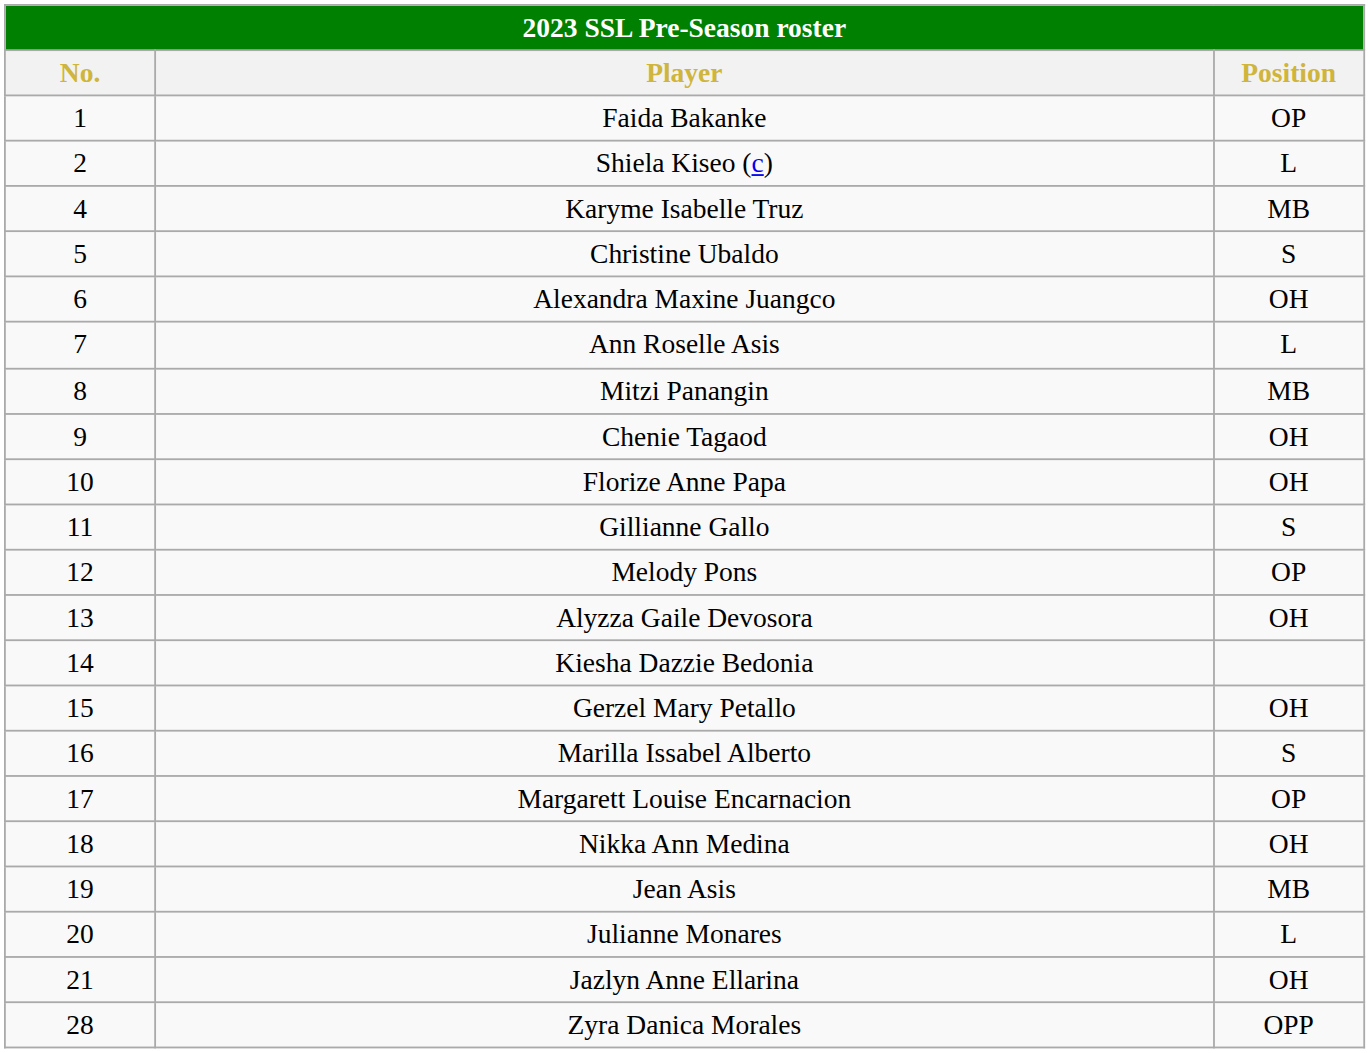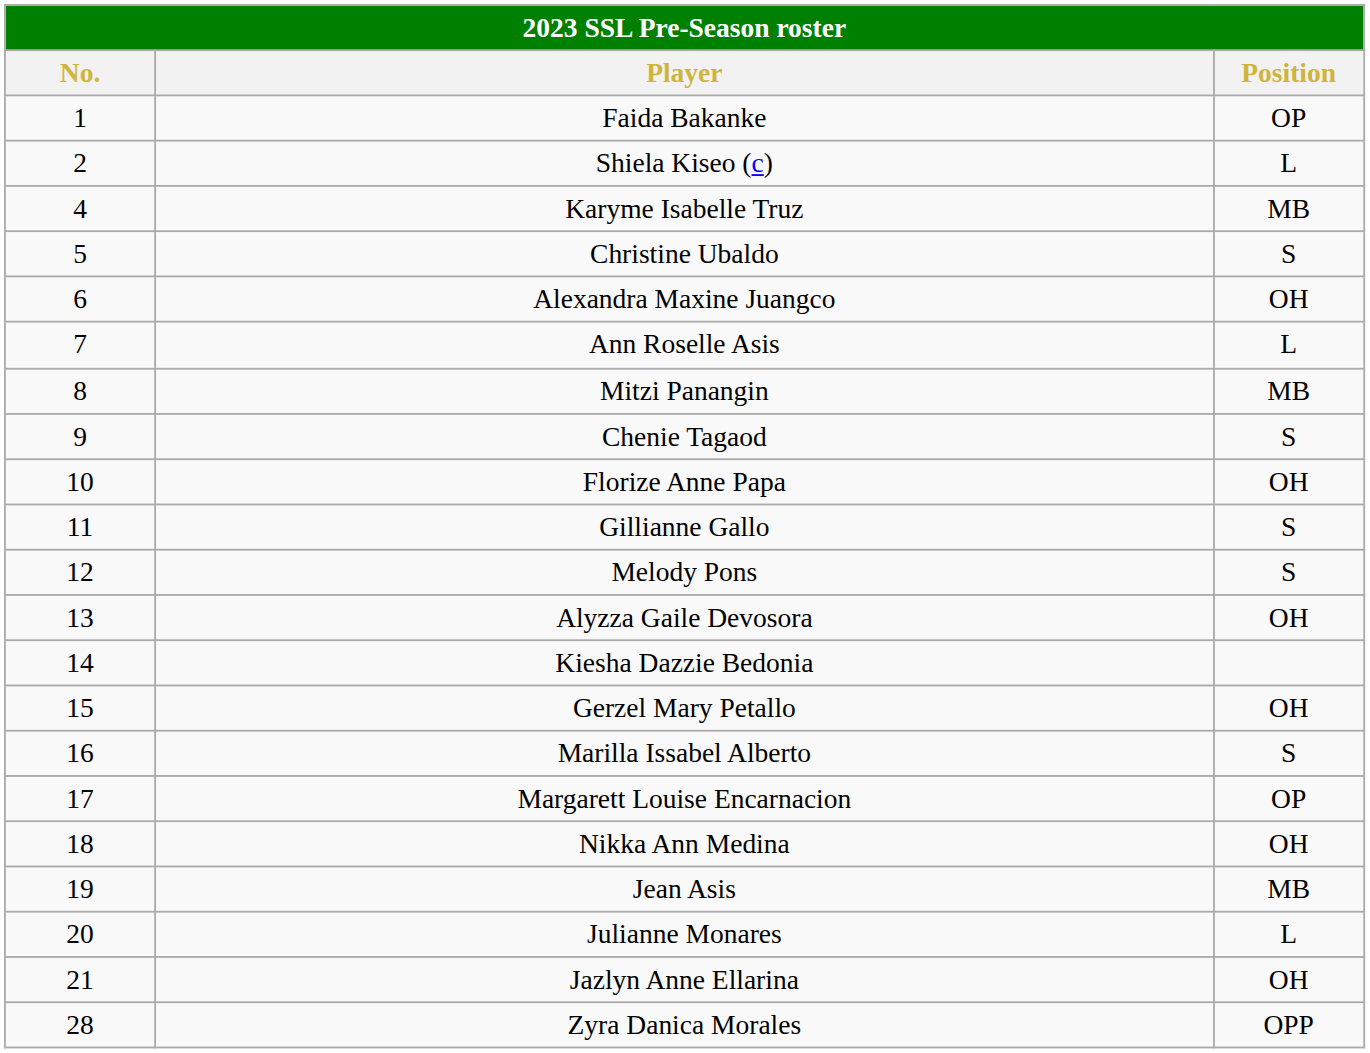(1289, 435) OH -> (1289, 435) S
(1289, 571) OP -> (1289, 571) S
